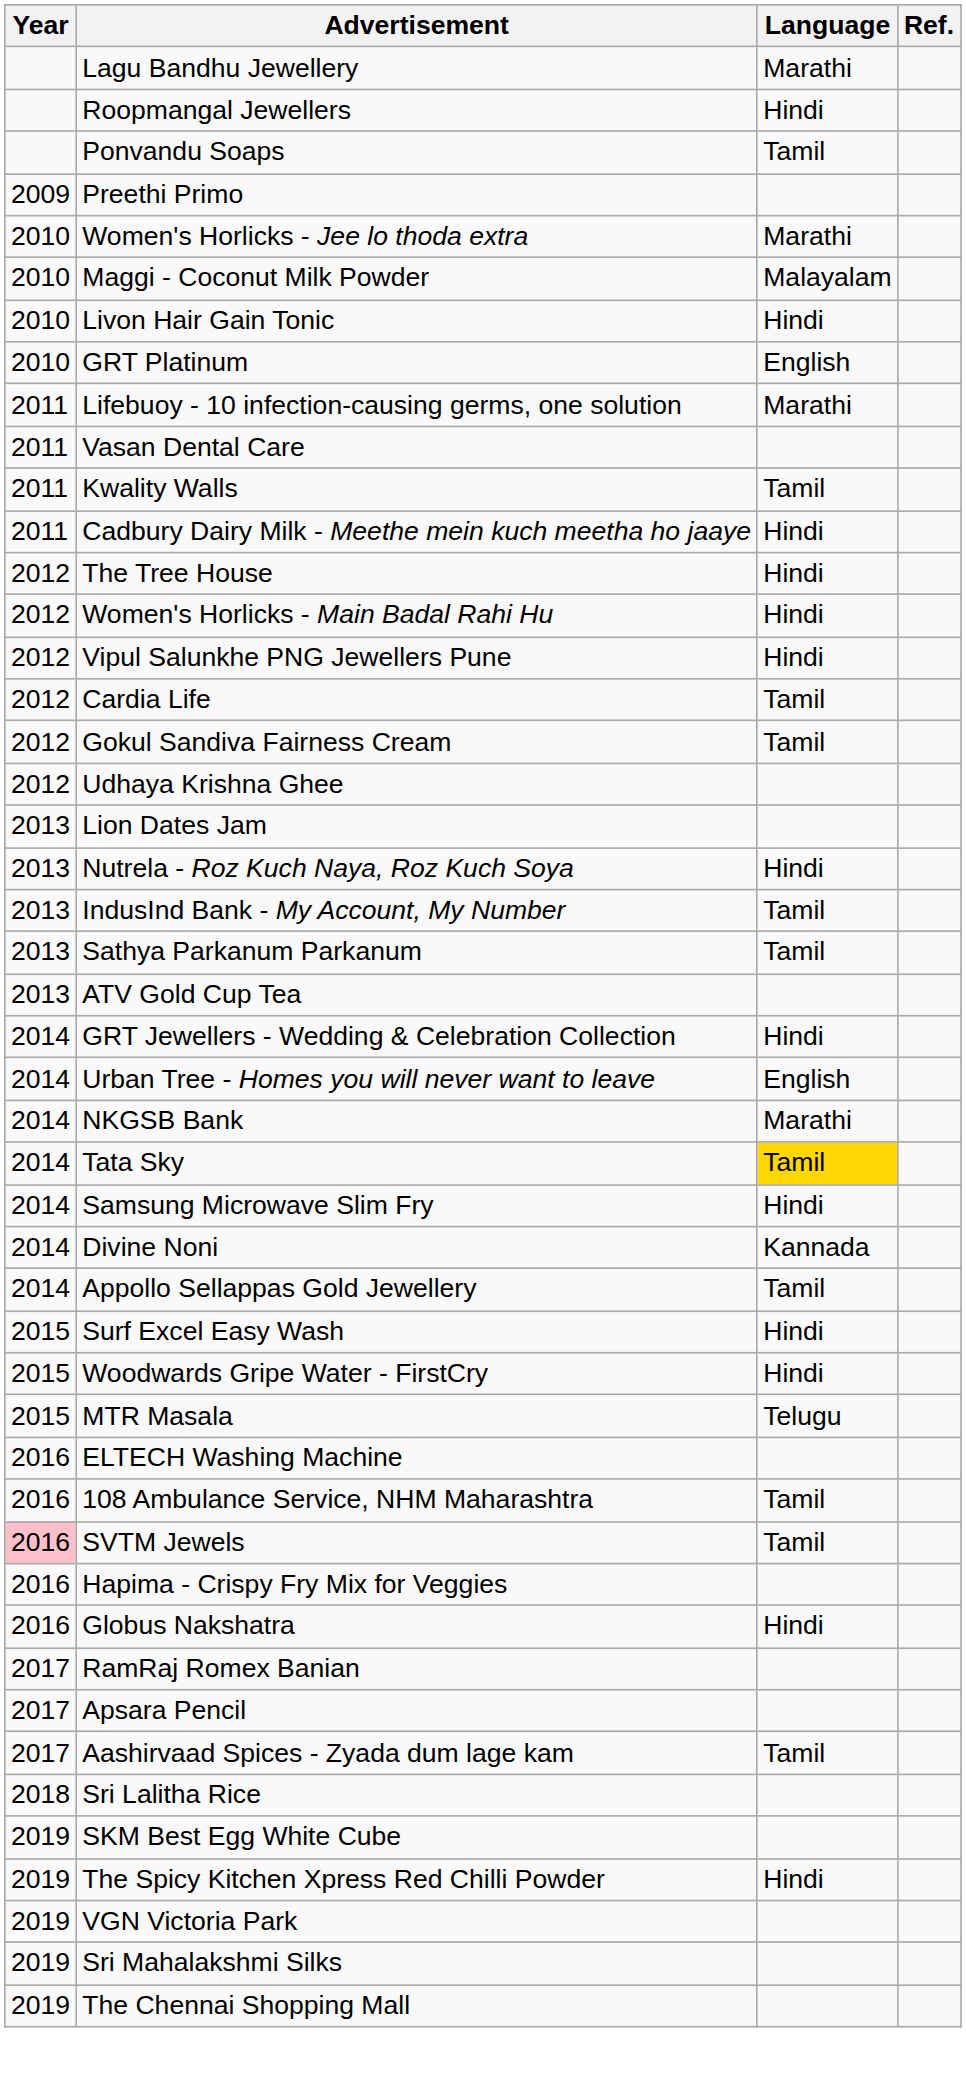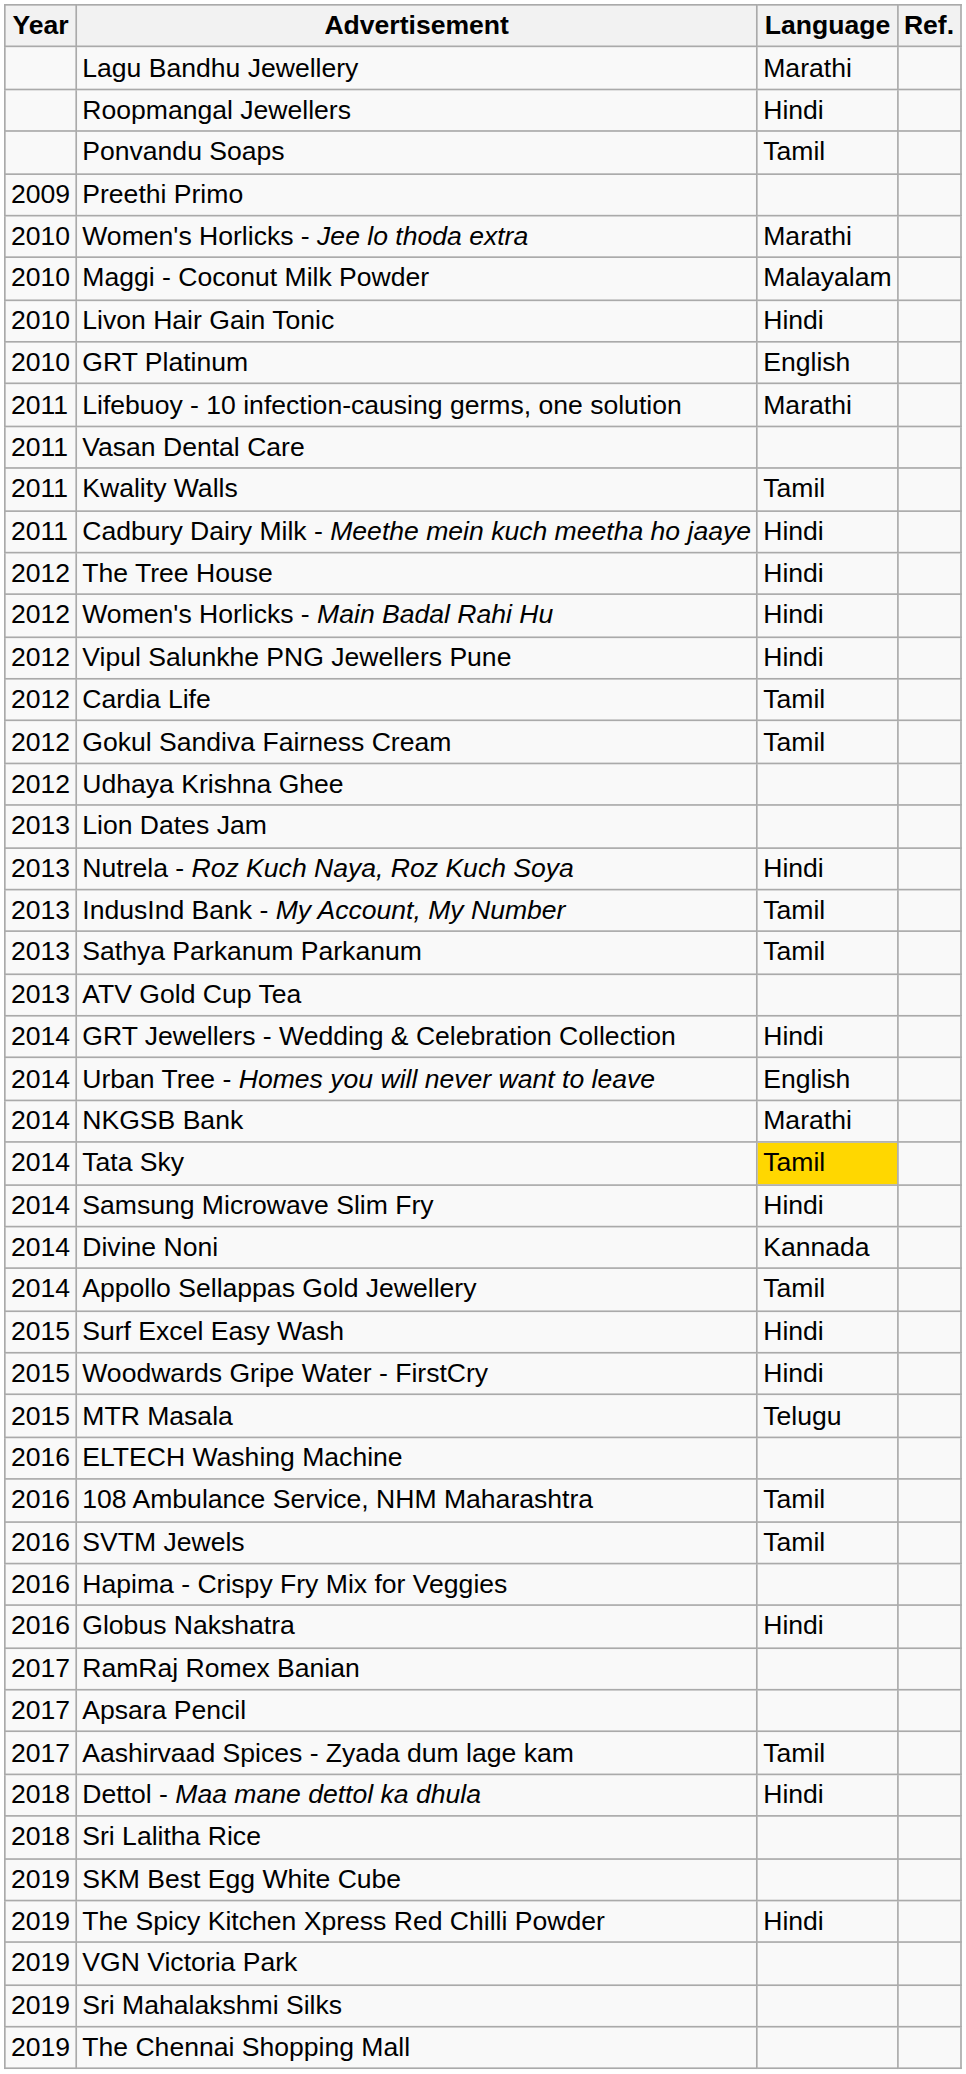(40, 1541) pink background -> (40, 1541) no background
+ row: (282, 1794)
